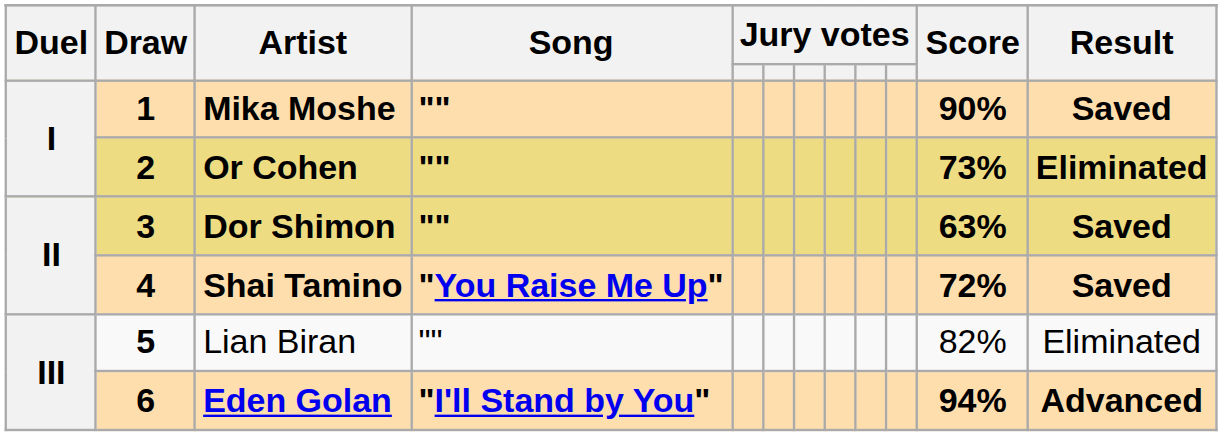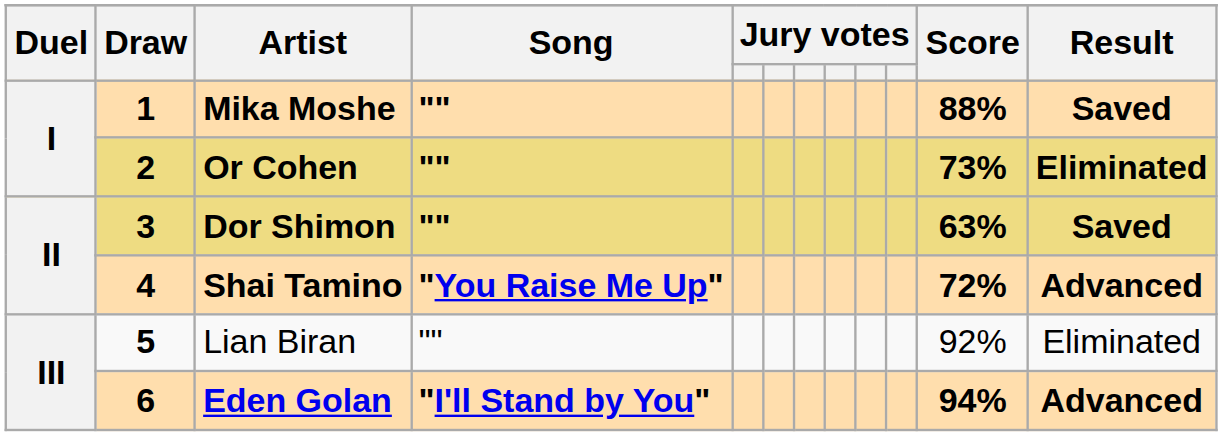(973, 109) 90% -> (973, 109) 88%
(1122, 284) Saved -> (1122, 284) Advanced
(973, 343) 82% -> (973, 343) 92%
